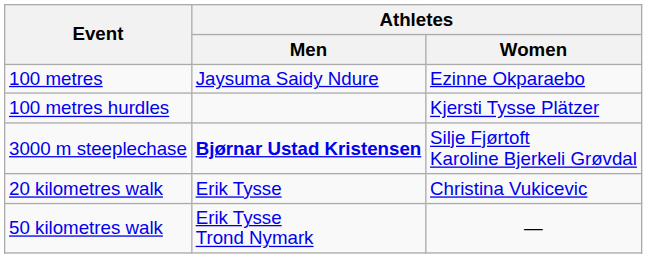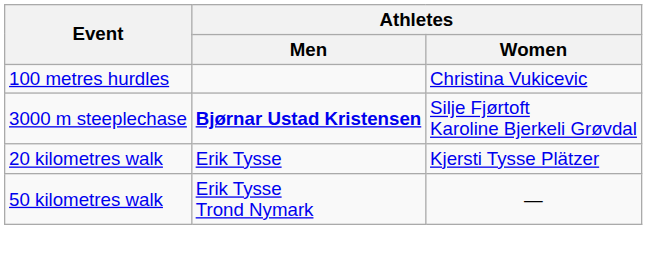- row: (56, 79)
(515, 109) Kjersti Tysse Plätzer -> (509, 79) Christina Vukicevic
(509, 189) Christina Vukicevic -> (515, 159) Kjersti Tysse Plätzer
